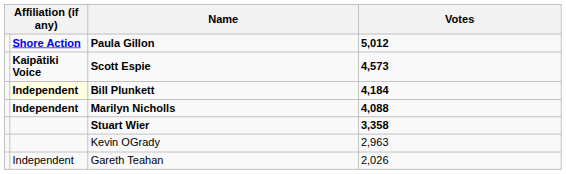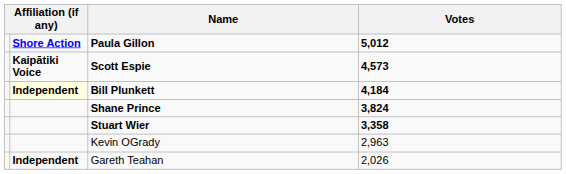- row: (133, 108)
+ row: (126, 108)
(43, 160) normal -> (45, 160) bold
